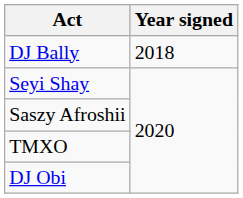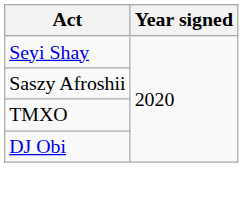- row: (44, 51)
